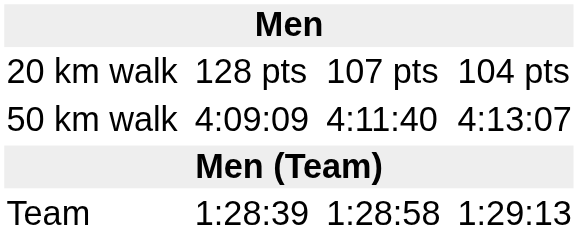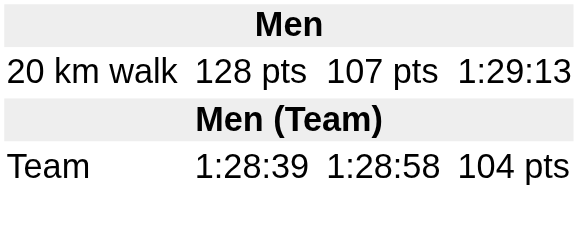(514, 72) 104 pts -> (515, 72) 1:29:13
- row: (92, 119)
(515, 213) 1:29:13 -> (514, 166) 104 pts
